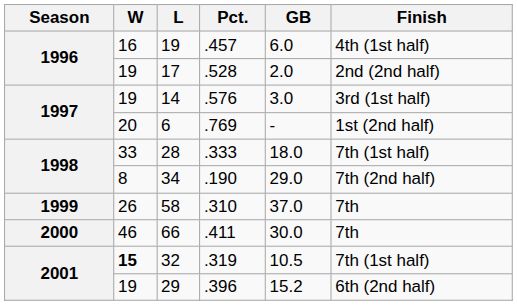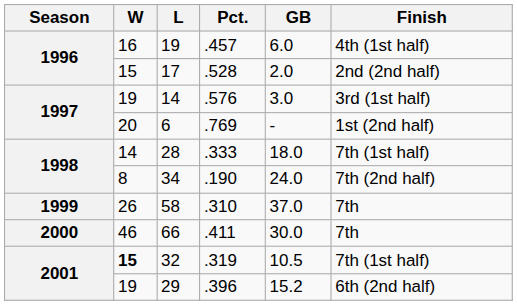(127, 71) 19 -> (127, 71) 15
(127, 152) 33 -> (127, 152) 14
(286, 179) 29.0 -> (286, 179) 24.0
